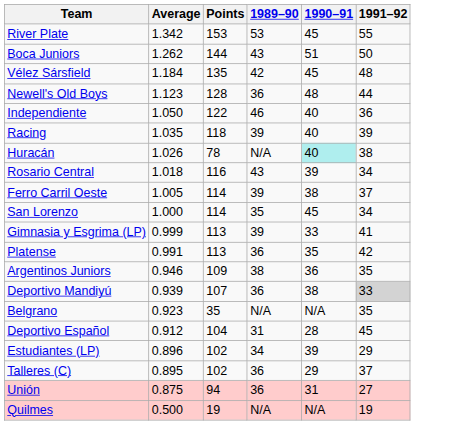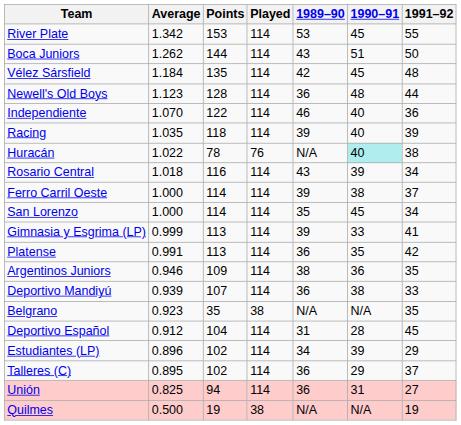+ column: (270, 14)
(167, 113) 1.050 -> (167, 113) 1.070
(167, 152) 1.026 -> (167, 152) 1.022
(167, 192) 1.005 -> (167, 192) 1.000
(366, 291) lightgrey background -> (412, 291) no background
(167, 390) 0.875 -> (167, 390) 0.825
